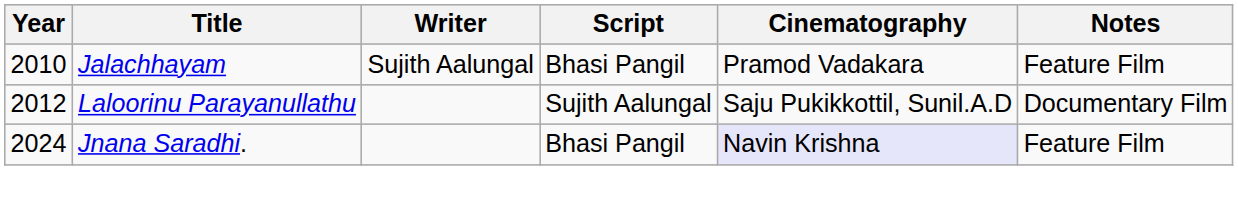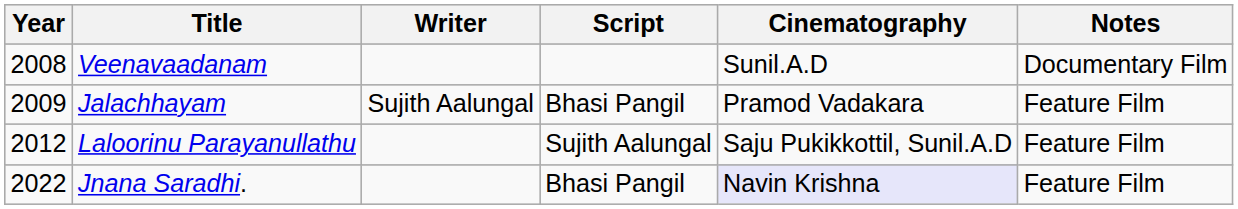+ row: (173, 64)
(39, 64) 2010 -> (39, 104) 2009
(1126, 104) Documentary Film -> (1094, 143) Feature Film
(39, 143) 2024 -> (39, 183) 2022
